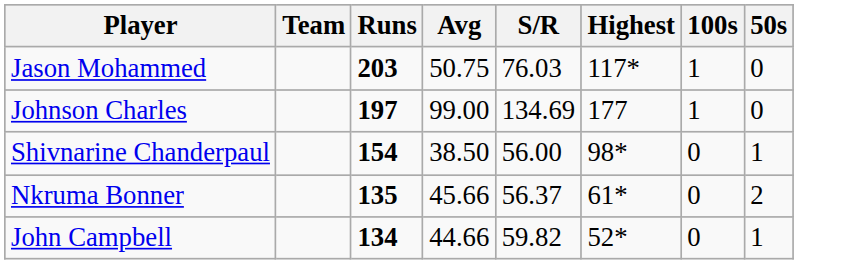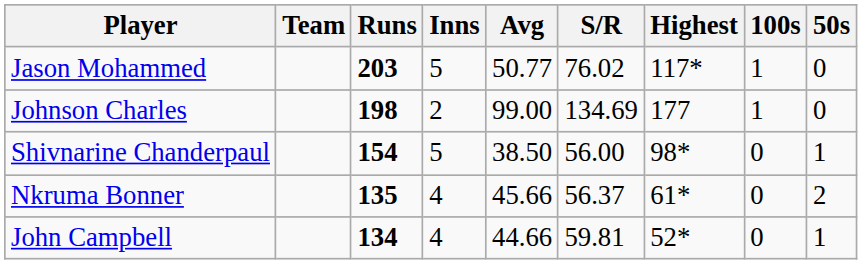+ column: (454, 25)
(459, 68) 50.75 -> (522, 68) 50.77
(532, 68) 76.03 -> (595, 68) 76.02
(378, 110) 197 -> (378, 110) 198
(532, 237) 59.82 -> (595, 237) 59.81
